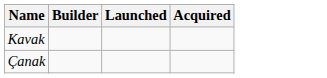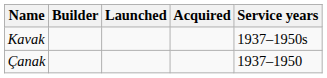+ column: (278, 15)
